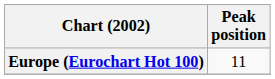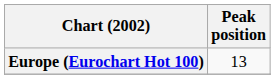(239, 61) 11 -> (239, 61) 13
